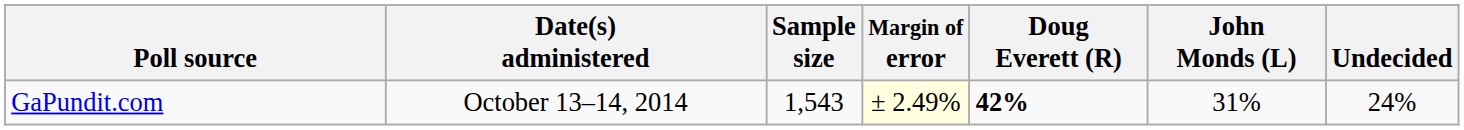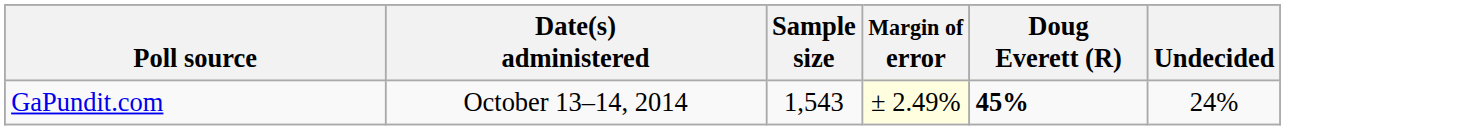- column: (1237, 42)
(1002, 101) 42% -> (1002, 101) 45%
